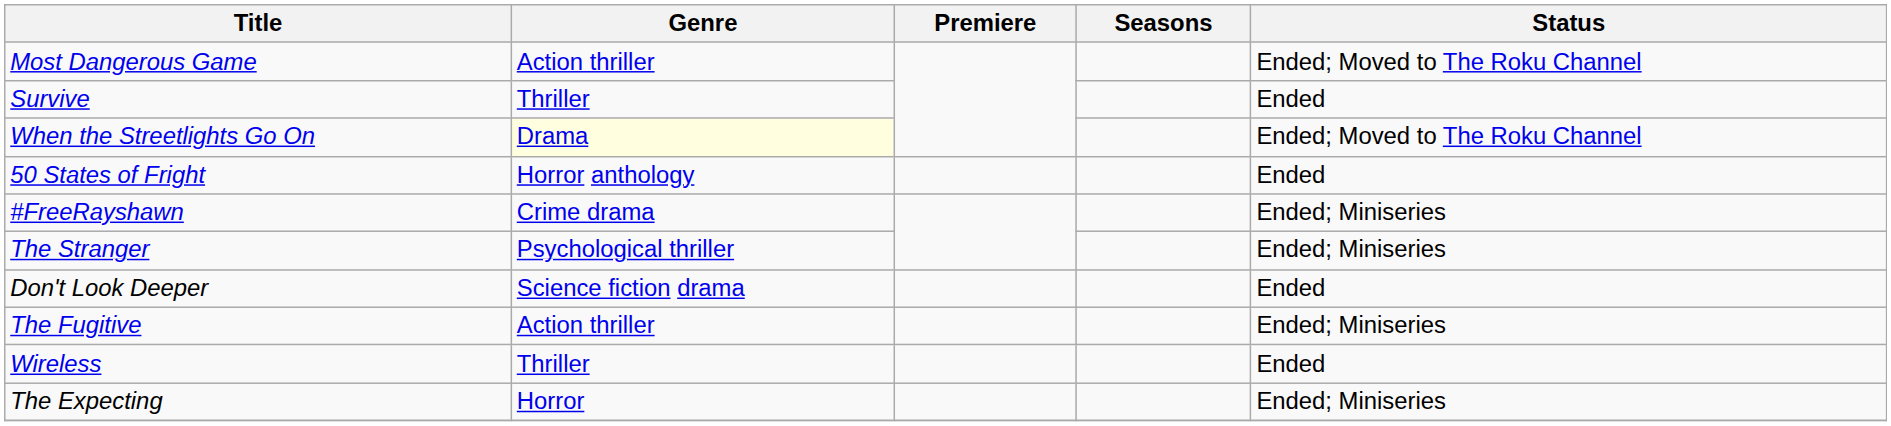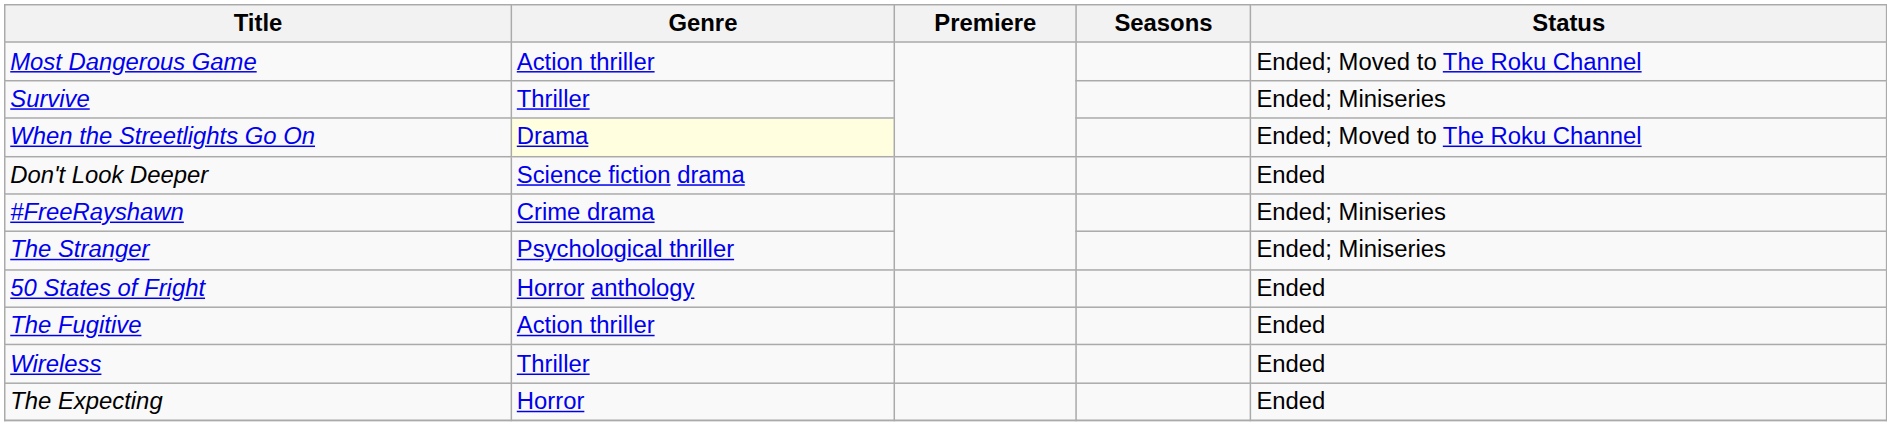(1291, 99) Ended -> (1351, 99) Ended; Miniseries
rows swapped: (108, 174) <-> (109, 288)
(1351, 325) Ended; Miniseries -> (1291, 325) Ended
(1351, 401) Ended; Miniseries -> (1291, 401) Ended
